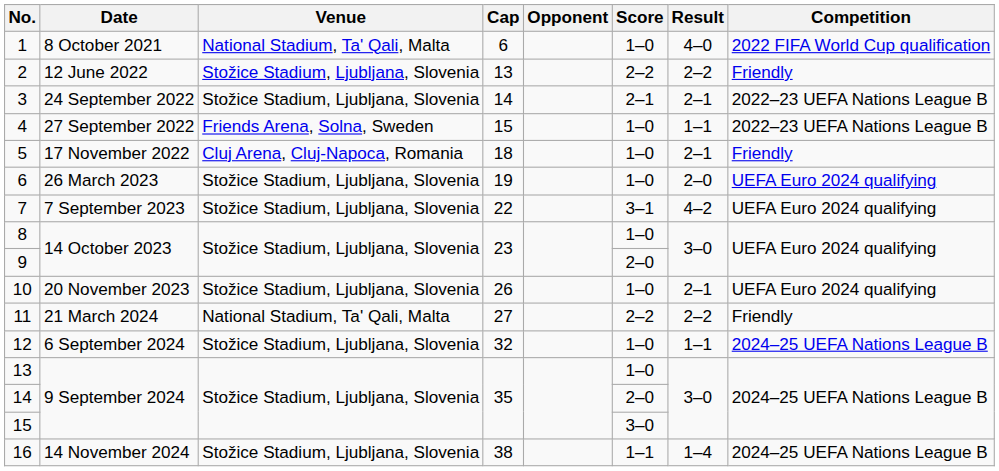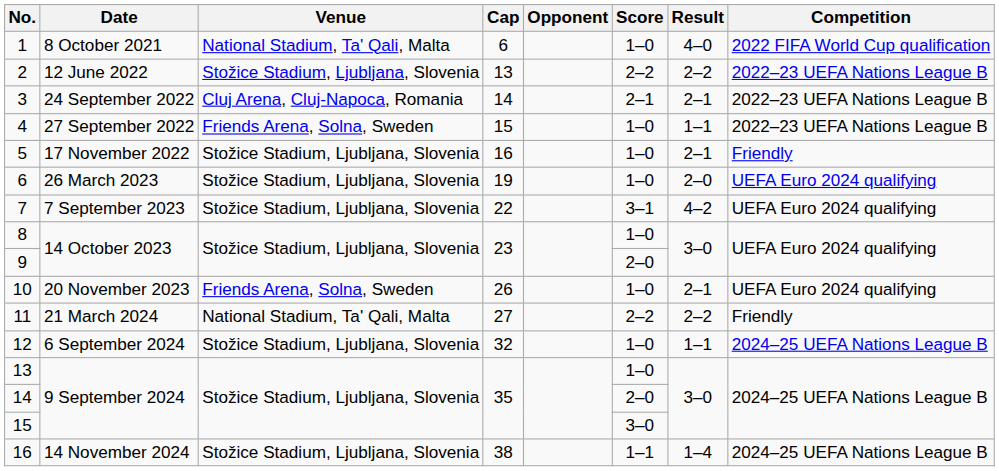(762, 72) Friendly -> (860, 72) 2022–23 UEFA Nations League B
(341, 99) Stožice Stadium, Ljubljana, Slovenia -> (333, 99) Cluj Arena, Cluj-Napoca, Romania
(333, 153) Cluj Arena, Cluj-Napoca, Romania -> (341, 153) Stožice Stadium, Ljubljana, Slovenia
(503, 153) 18 -> (503, 153) 16
(341, 289) Stožice Stadium, Ljubljana, Slovenia -> (318, 289) Friends Arena, Solna, Sweden
